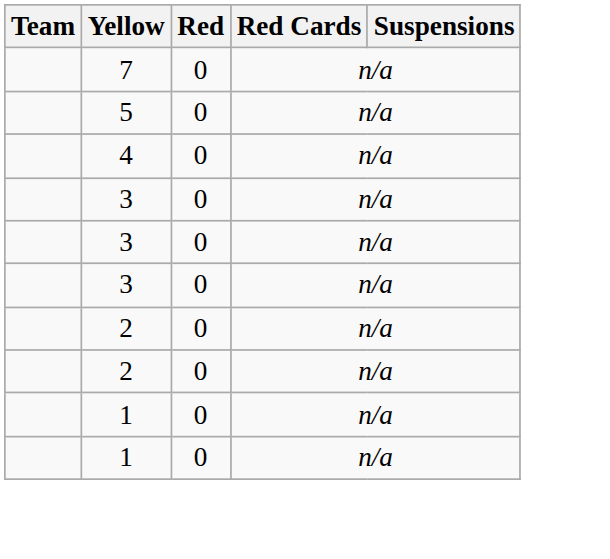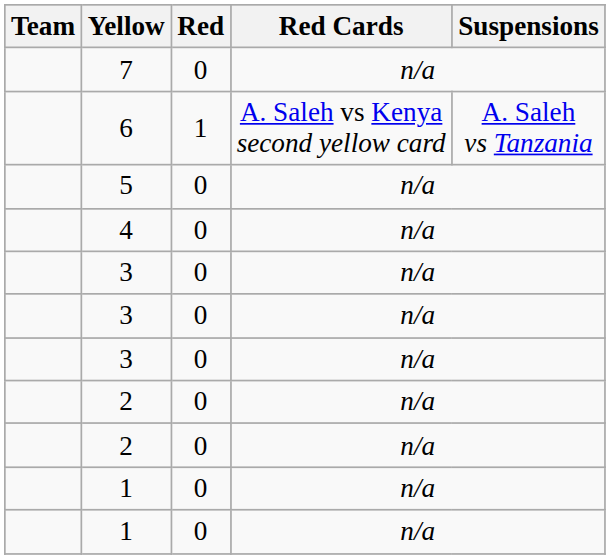+ row: (126, 127)
